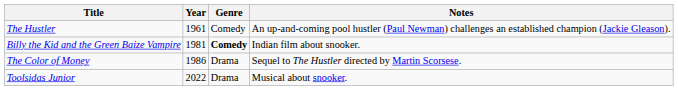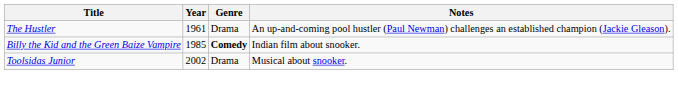(228, 28) Comedy -> (225, 28) Drama
(196, 45) 1981 -> (196, 45) 1985
- row: (48, 61)
(196, 77) 2022 -> (196, 61) 2002
